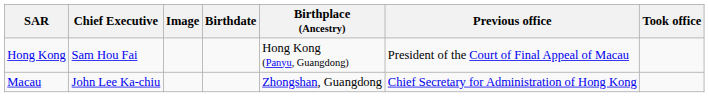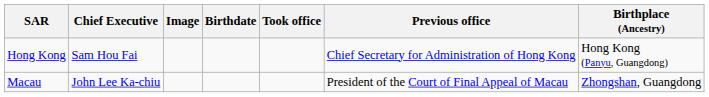columns swapped: (322, 21) <-> (672, 21)
(508, 55) President of the Court of Final Appeal of Macau -> (451, 55) Chief Secretary for Administration of Hong Kong
(512, 82) Chief Secretary for Administration of Hong Kong -> (447, 82) President of the Court of Final Appeal of Macau
